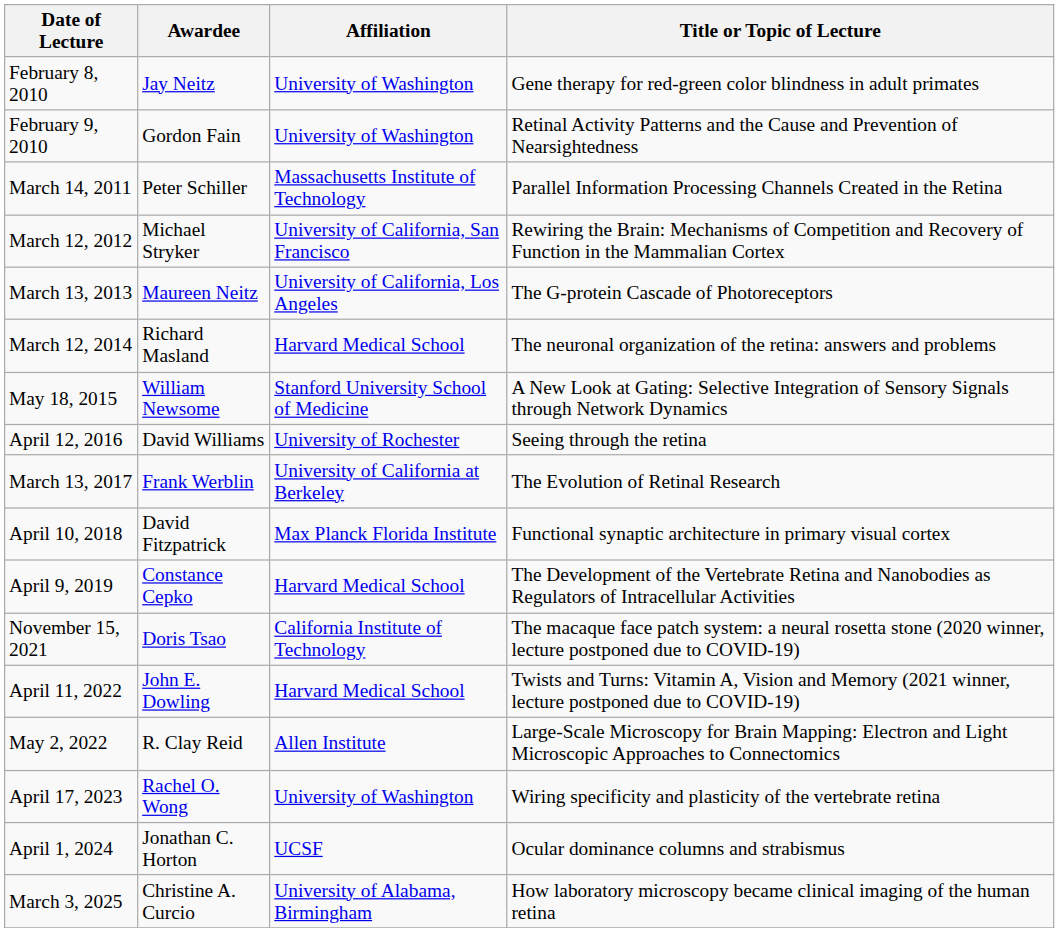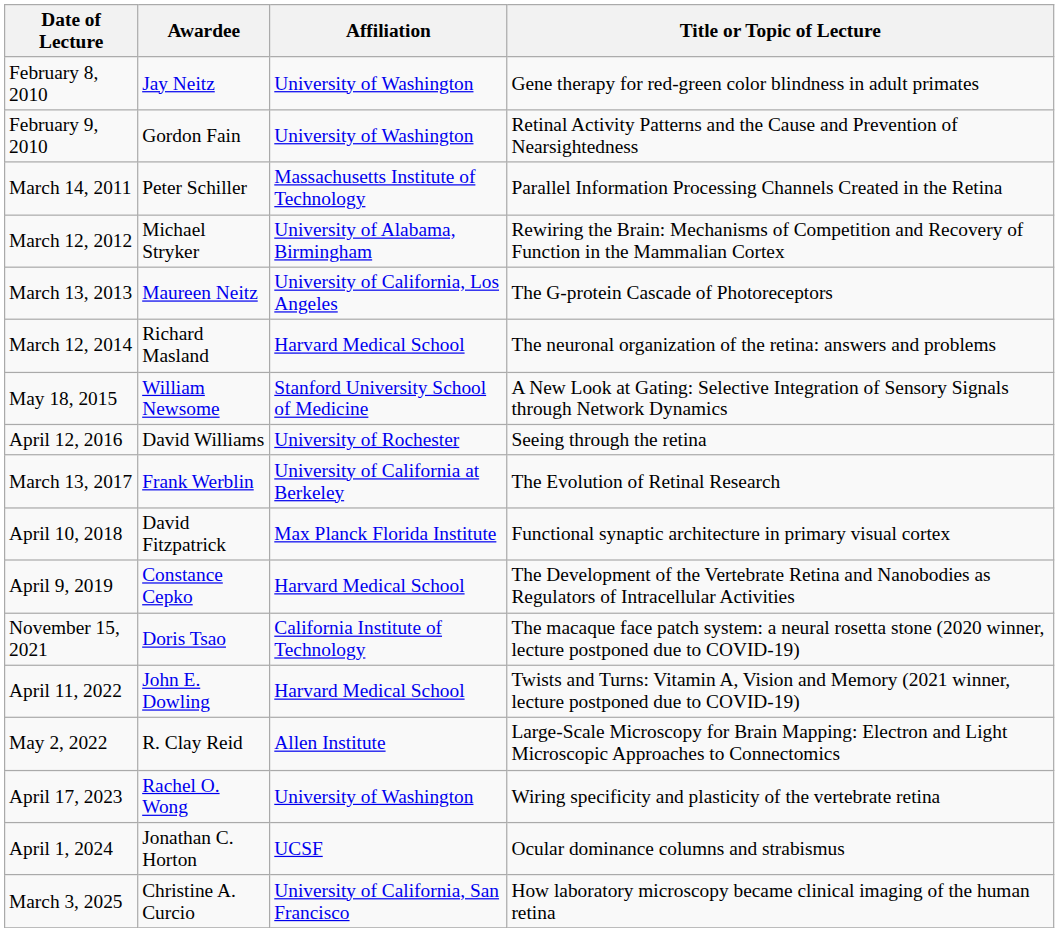(387, 240) University of California, San Francisco -> (365, 240) University of Alabama, Birmingham
(365, 901) University of Alabama, Birmingham -> (387, 901) University of California, San Francisco
